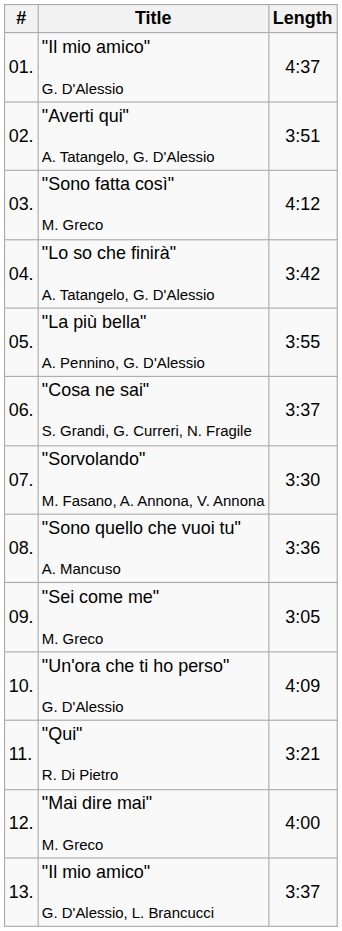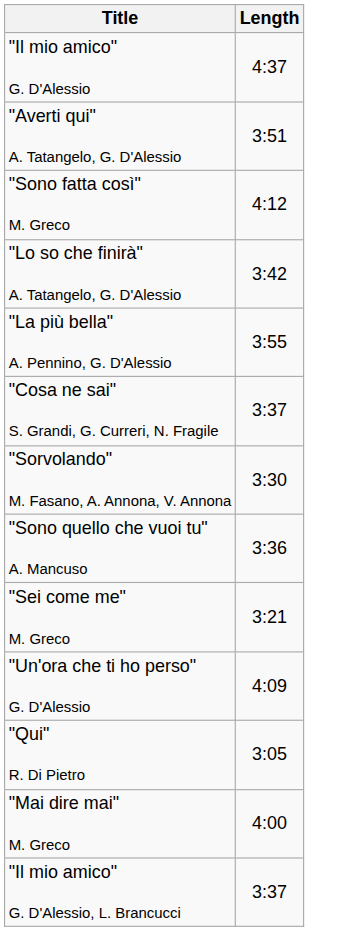- column: (21, 18)
(303, 617) 3:05 -> (270, 617) 3:21
(303, 754) 3:21 -> (270, 754) 3:05
